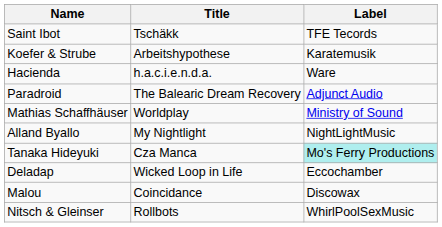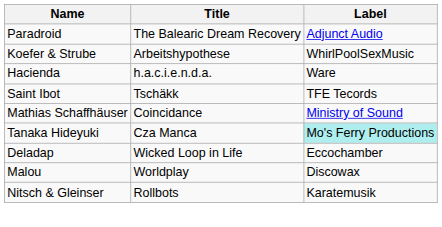rows swapped: (34, 34) <-> (34, 93)
(341, 53) Karatemusik -> (360, 53) WhirlPoolSexMusic
(161, 113) Worldplay -> (168, 113) Coincidance
- row: (43, 133)
(168, 192) Coincidance -> (161, 172) Worldplay
(360, 212) WhirlPoolSexMusic -> (341, 192) Karatemusik
